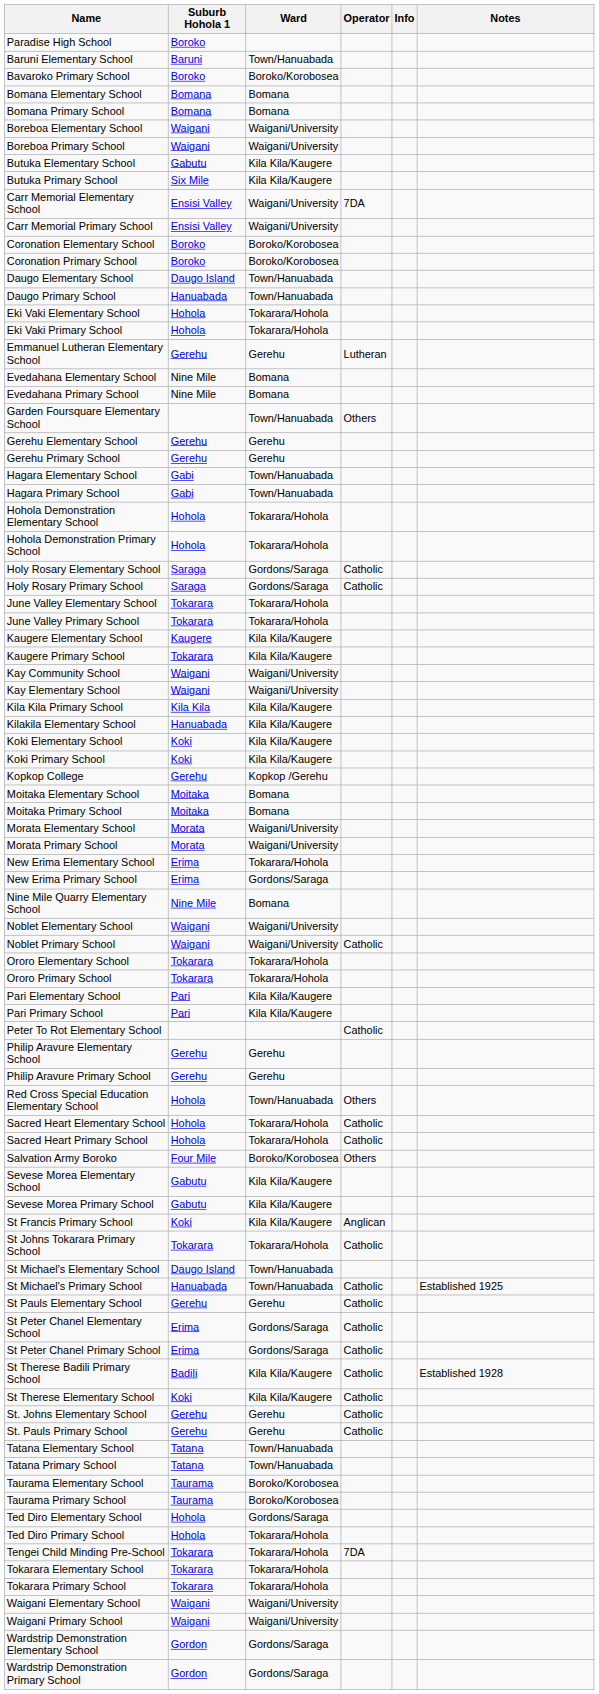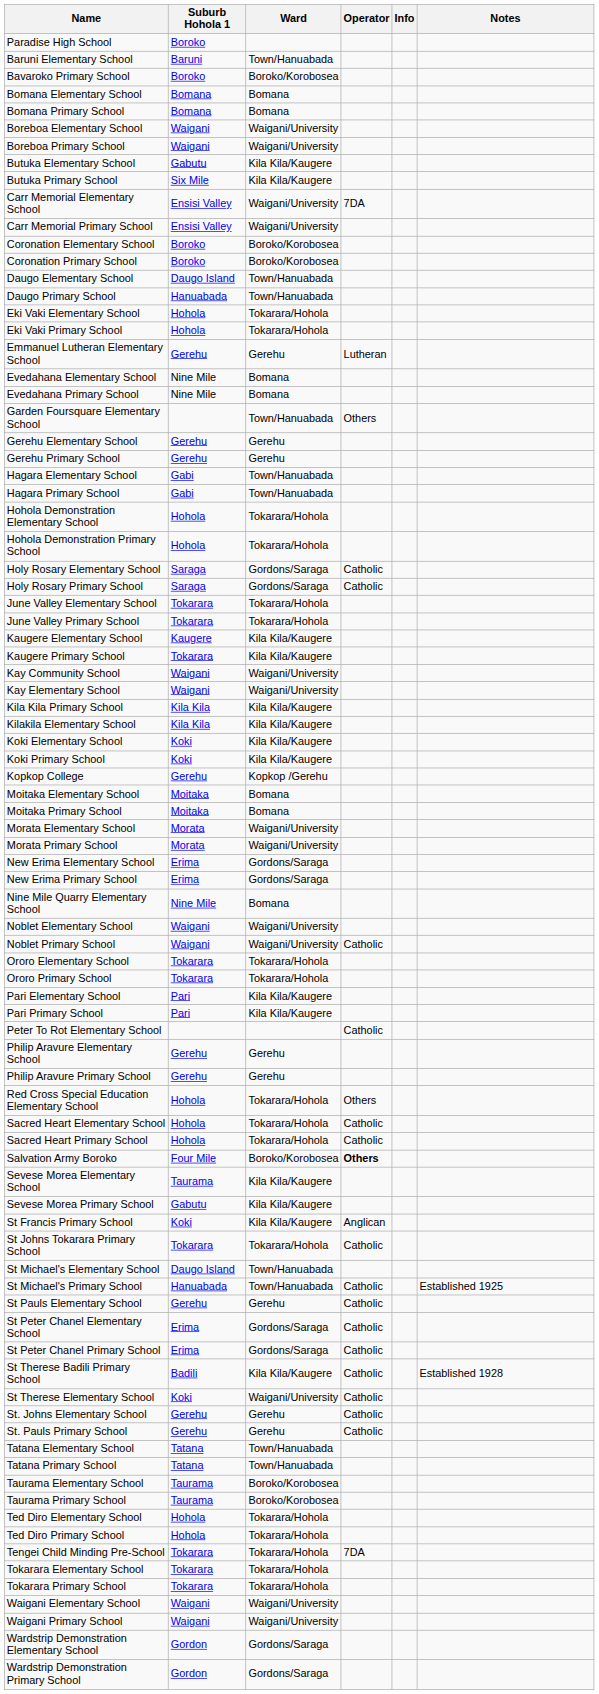(199, 725) Hanuabada -> (190, 725) Kila Kila
(288, 863) Tokarara/Hohola -> (288, 863) Gordons/Saraga
(291, 1100) Town/Hanuabada -> (288, 1100) Tokarara/Hohola
(360, 1158) normal -> (361, 1158) bold
(189, 1181) Gabutu -> (192, 1181) Taurama
(290, 1397) Kila Kila/Kaugere -> (293, 1397) Waigani/University
(288, 1518) Gordons/Saraga -> (288, 1518) Tokarara/Hohola
